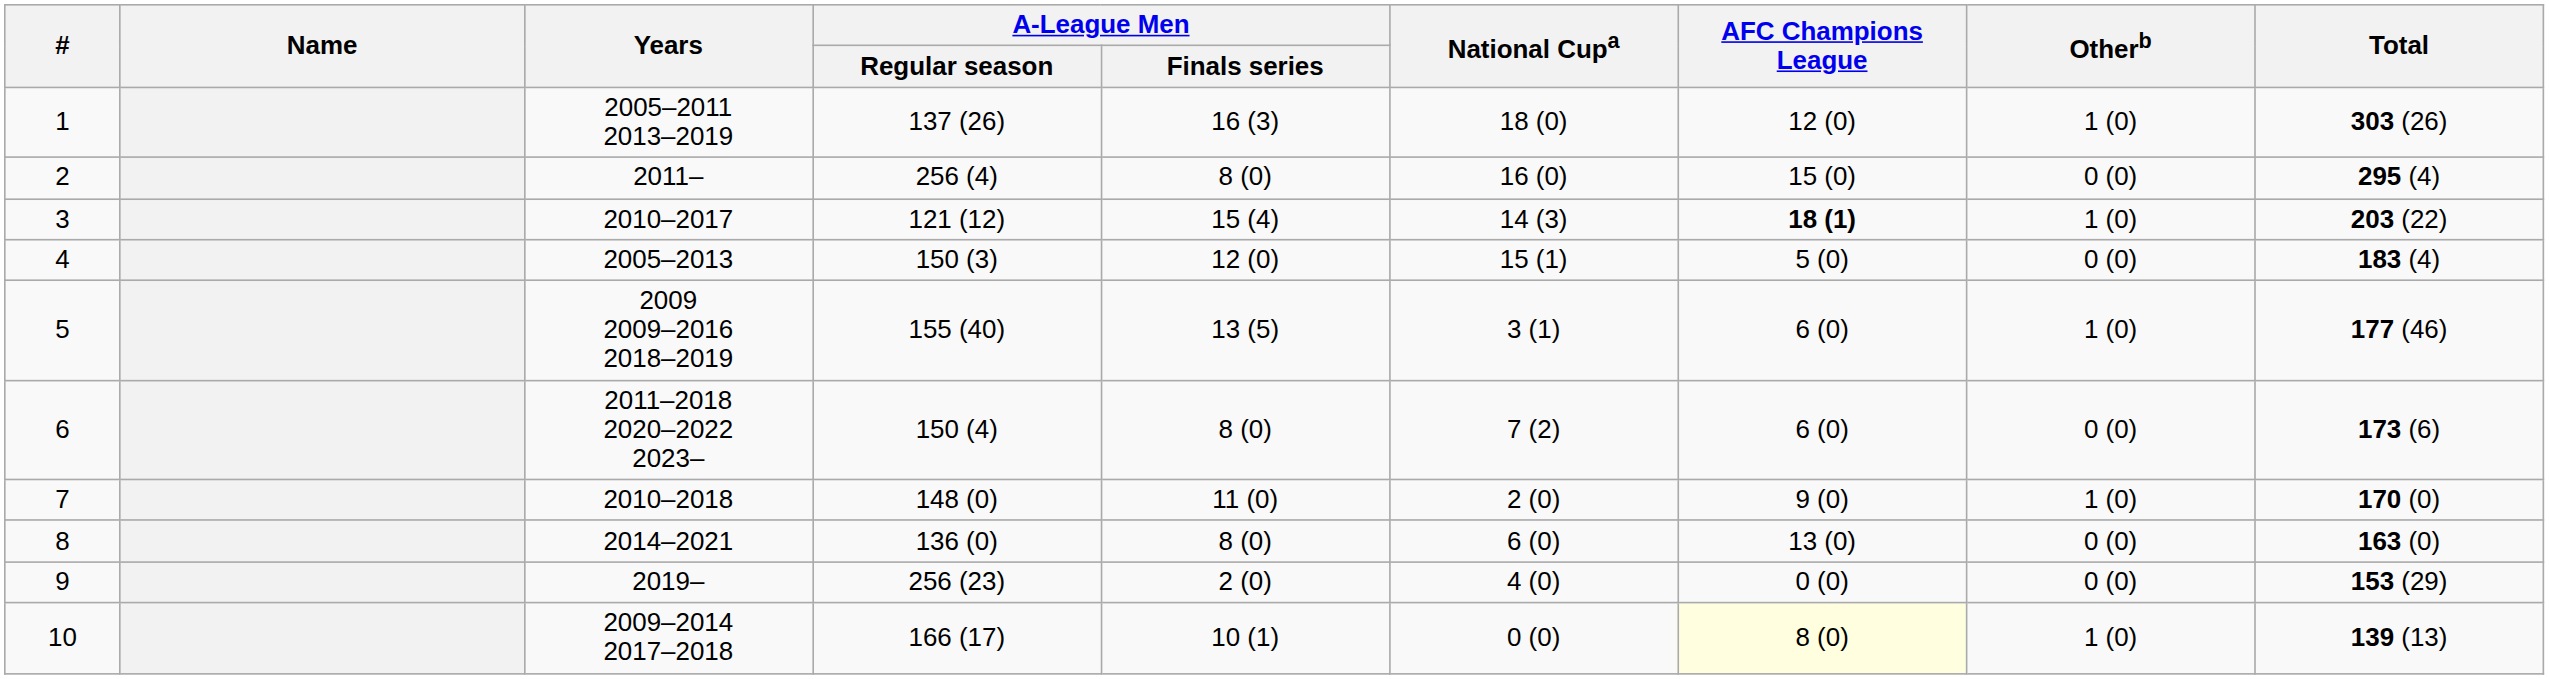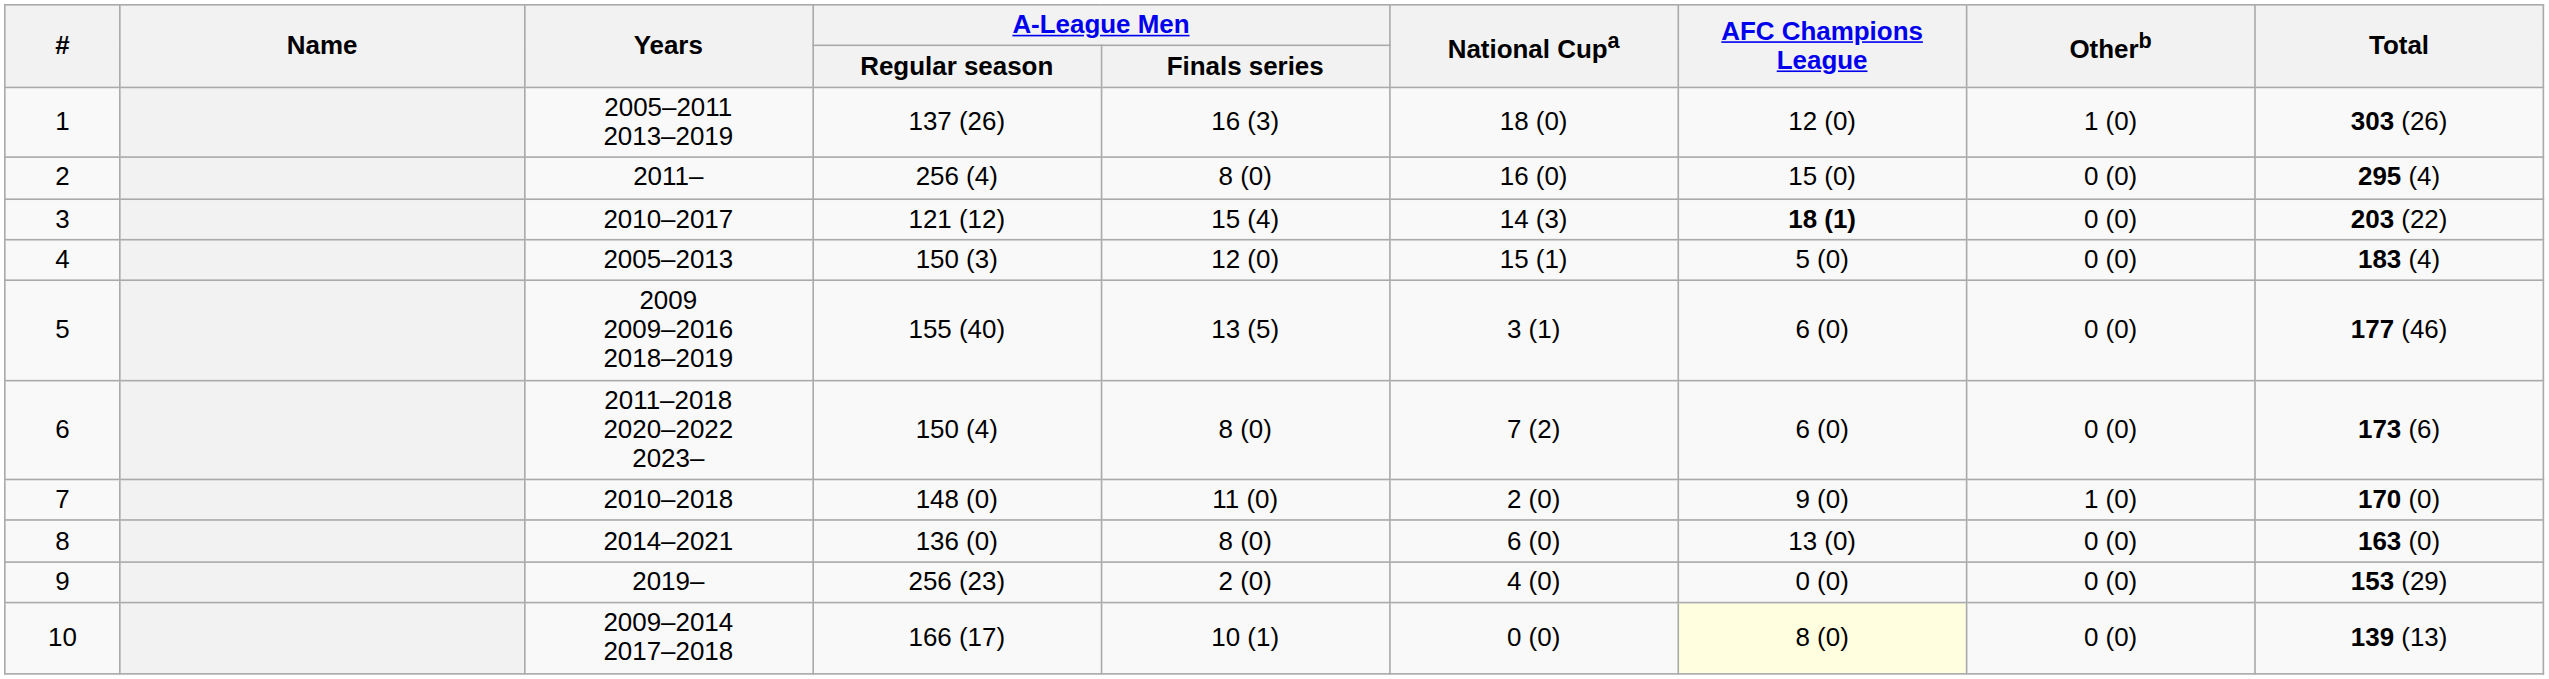(2111, 218) 1 (0) -> (2111, 218) 0 (0)
(2111, 330) 1 (0) -> (2111, 330) 0 (0)
(2111, 637) 1 (0) -> (2111, 637) 0 (0)
